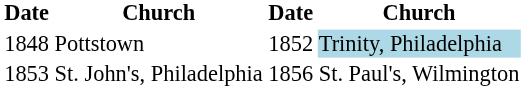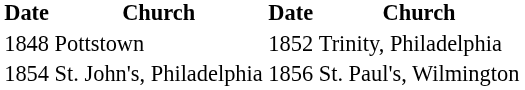(410, 43) lightblue background -> (410, 43) no background
(27, 74) 1853 -> (27, 74) 1854
